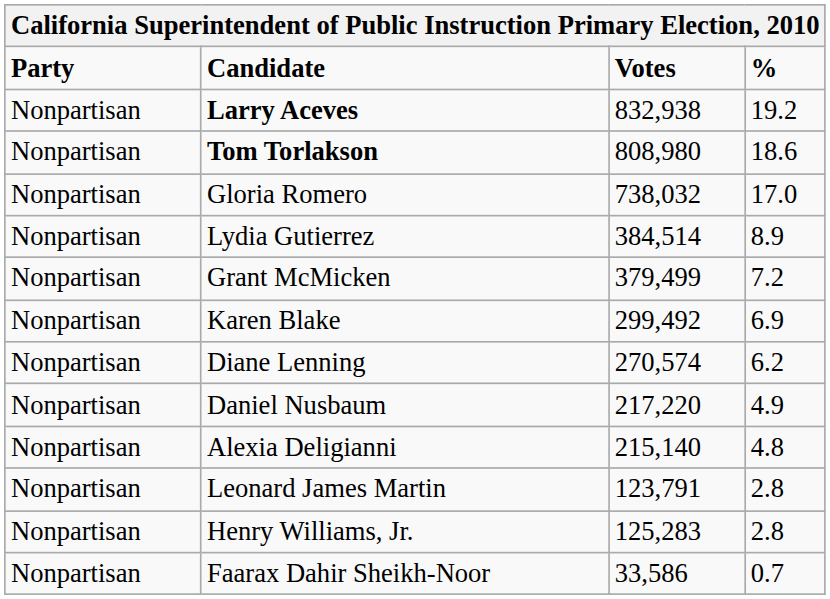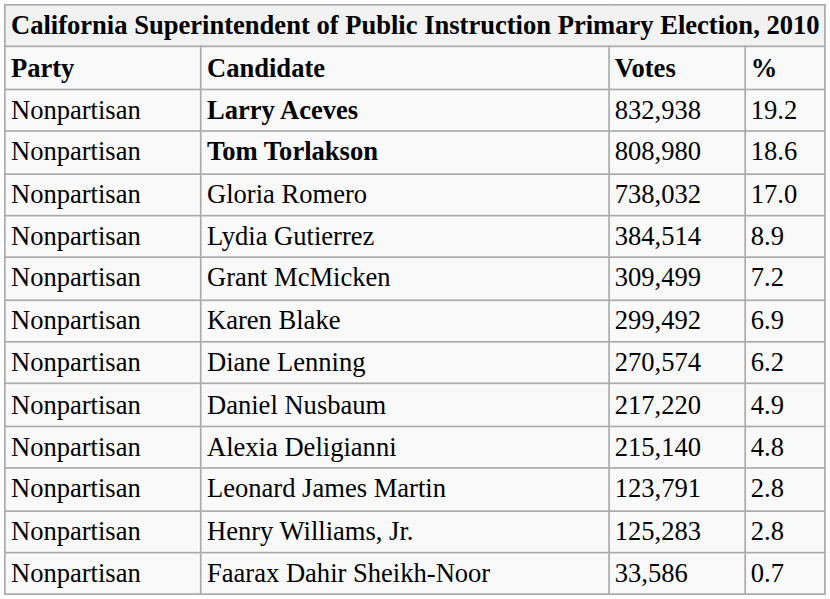(658, 278) 379,499 -> (658, 278) 309,499
